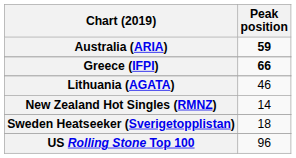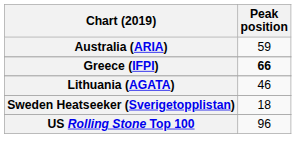(264, 47) bold -> (264, 47) normal
- row: (121, 104)
